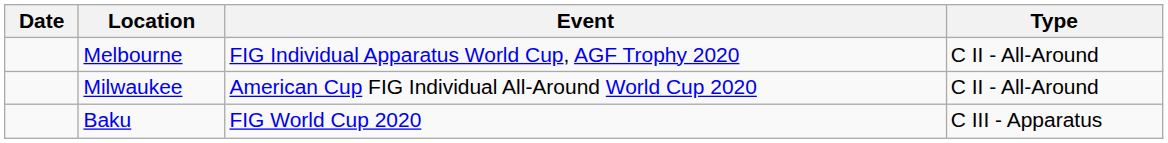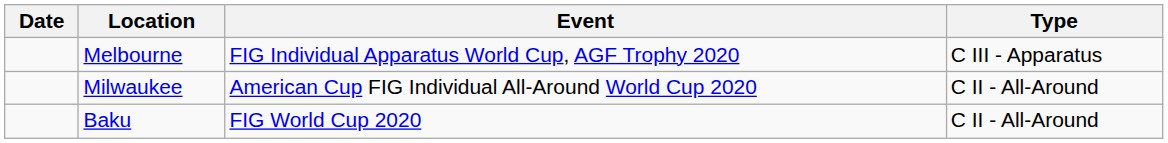(1025, 54) C II - All-Around -> (1027, 54) C III - Apparatus
(1027, 120) C III - Apparatus -> (1025, 120) C II - All-Around
